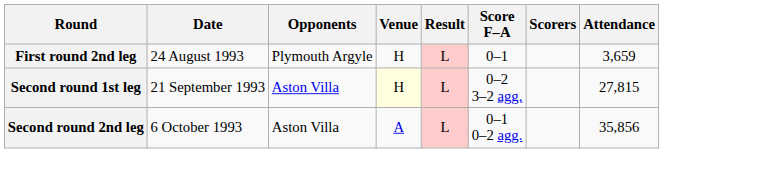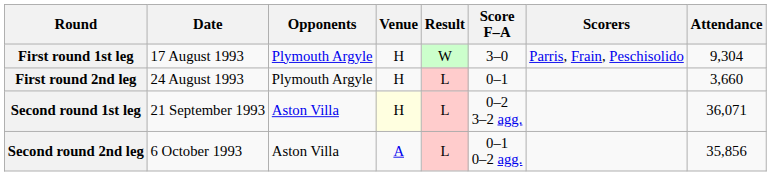+ row: (76, 56)
(619, 56) 3,659 -> (727, 79) 3,660
(619, 87) 27,815 -> (727, 111) 36,071
